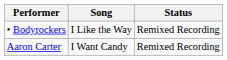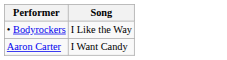- column: (178, 12)
